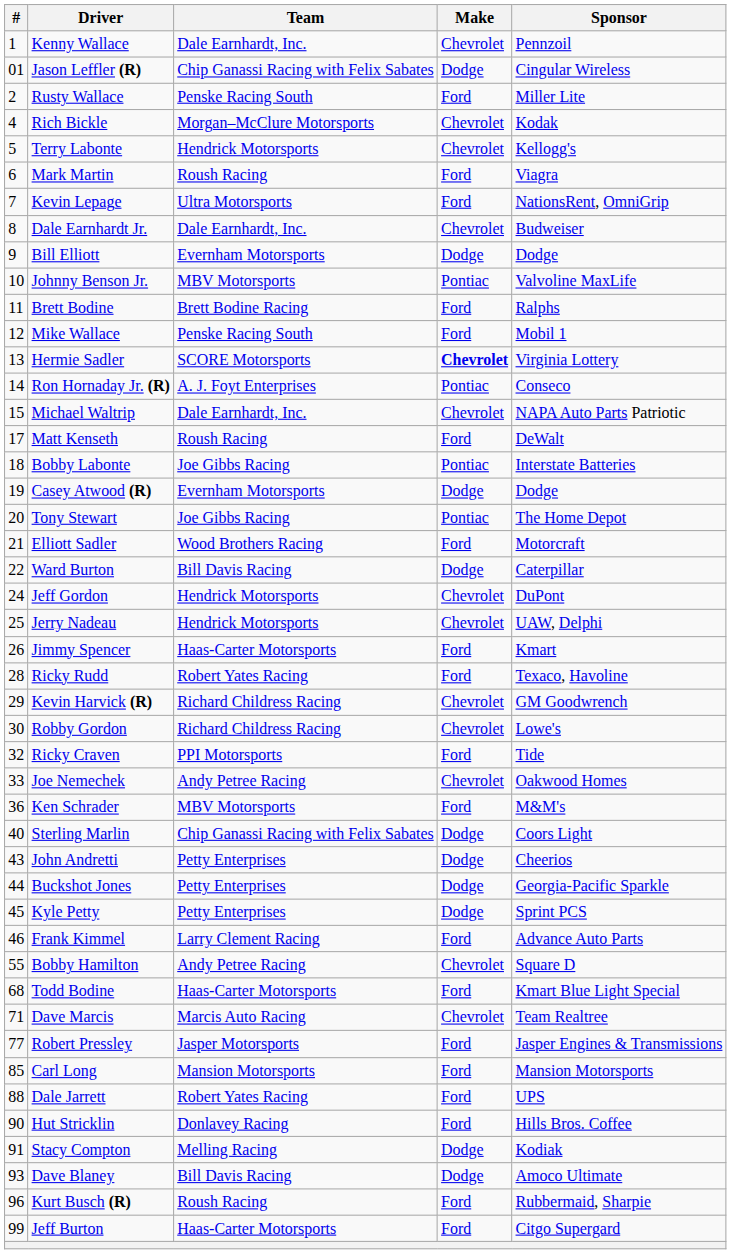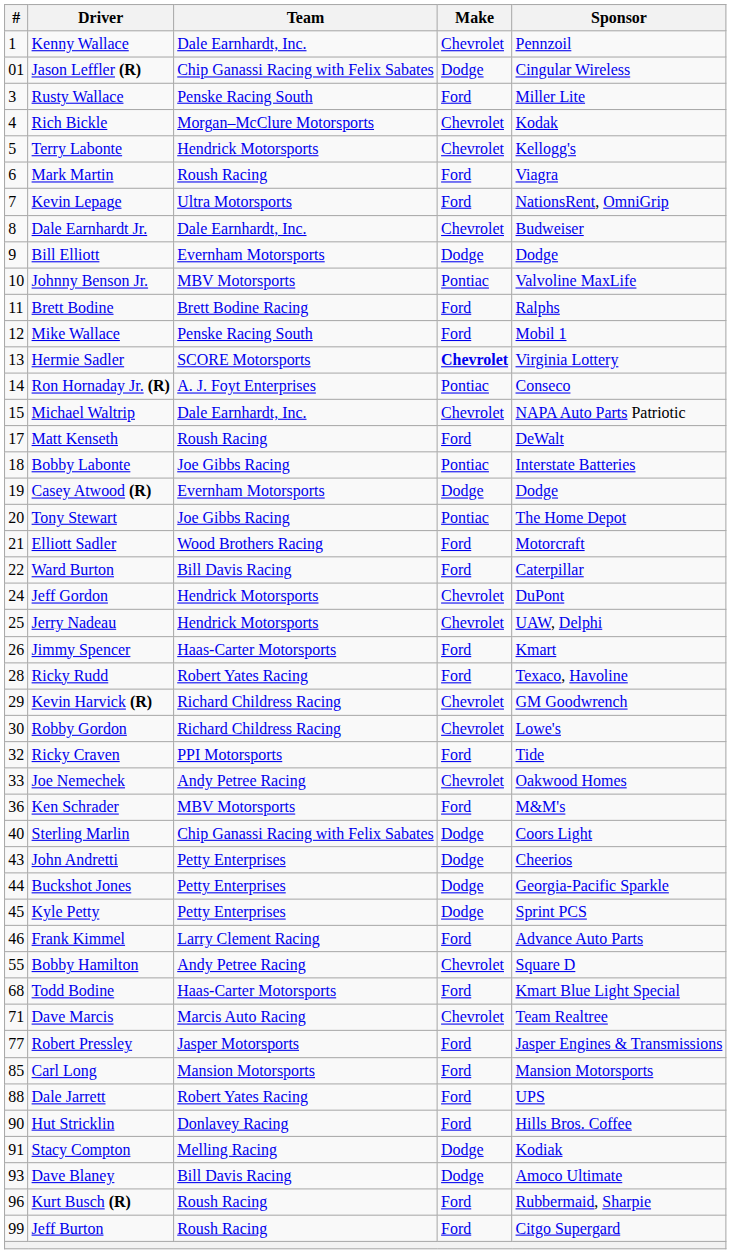(12, 96) 2 -> (12, 96) 3
(462, 570) Dodge -> (456, 570) Ford
(257, 1228) Haas-Carter Motorsports -> (222, 1228) Roush Racing
